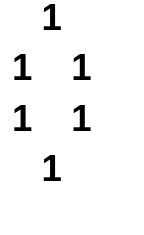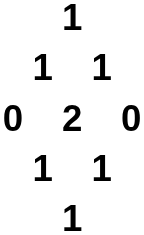+ row: (13, 118)
